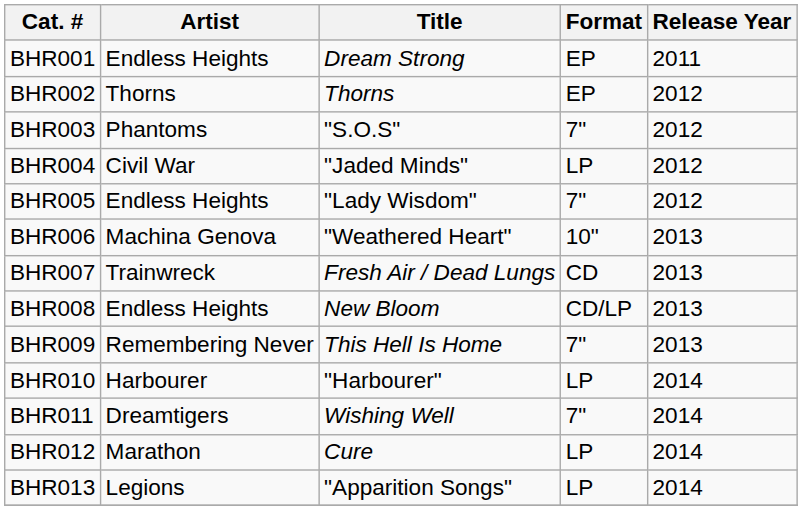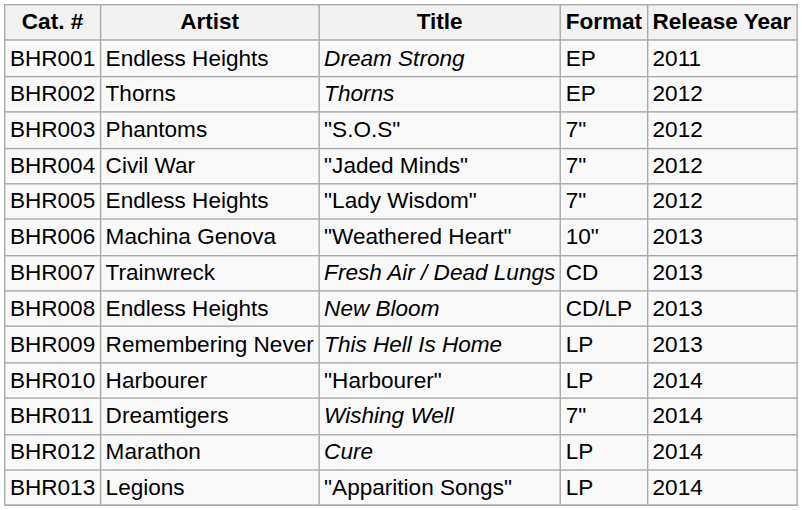(579, 165) LP -> (576, 165) 7"
(576, 344) 7" -> (579, 344) LP
